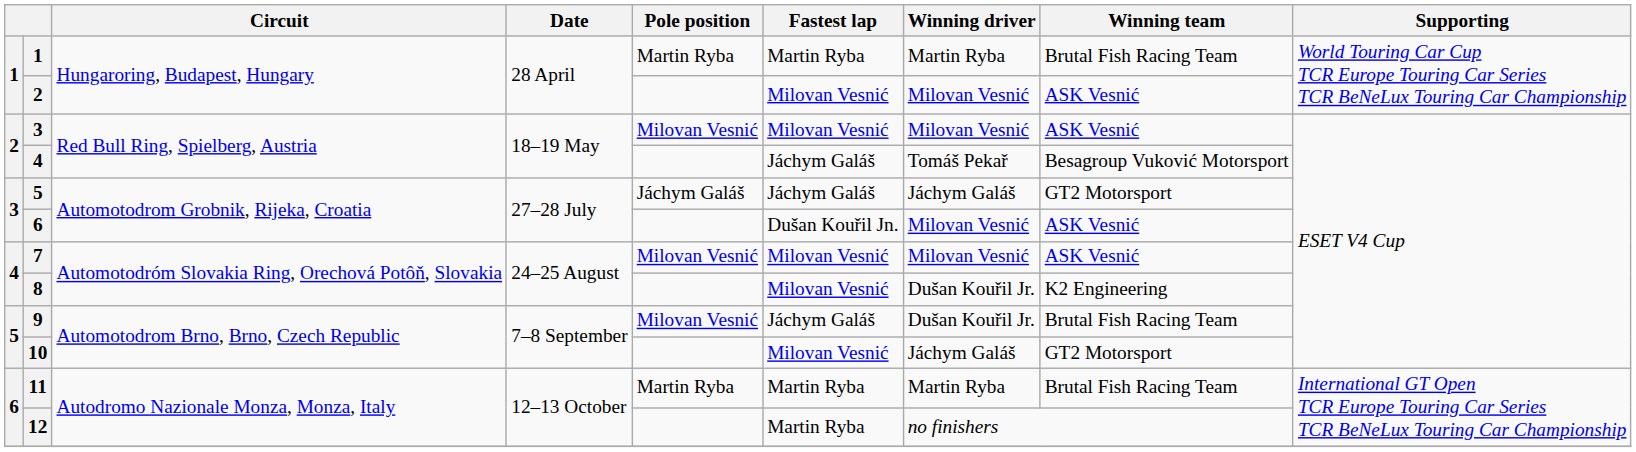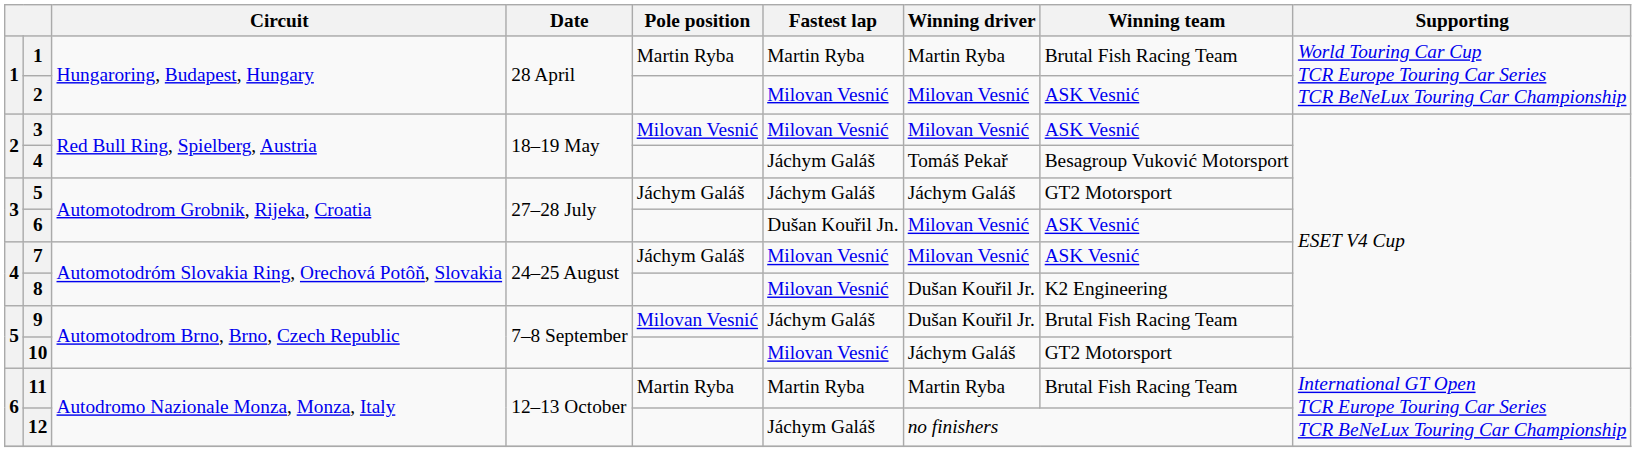(697, 256) Milovan Vesnić -> (691, 256) Jáchym Galáš
(816, 426) Martin Ryba -> (821, 426) Jáchym Galáš
